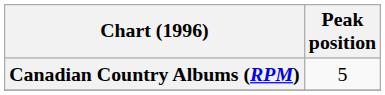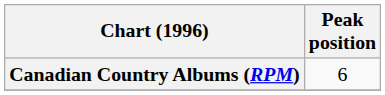(342, 74) 5 -> (342, 74) 6
